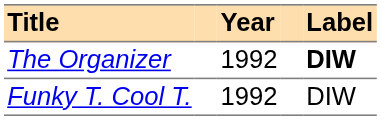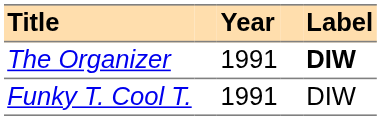(249, 59) 1992 -> (249, 59) 1991
(249, 96) 1992 -> (249, 96) 1991
